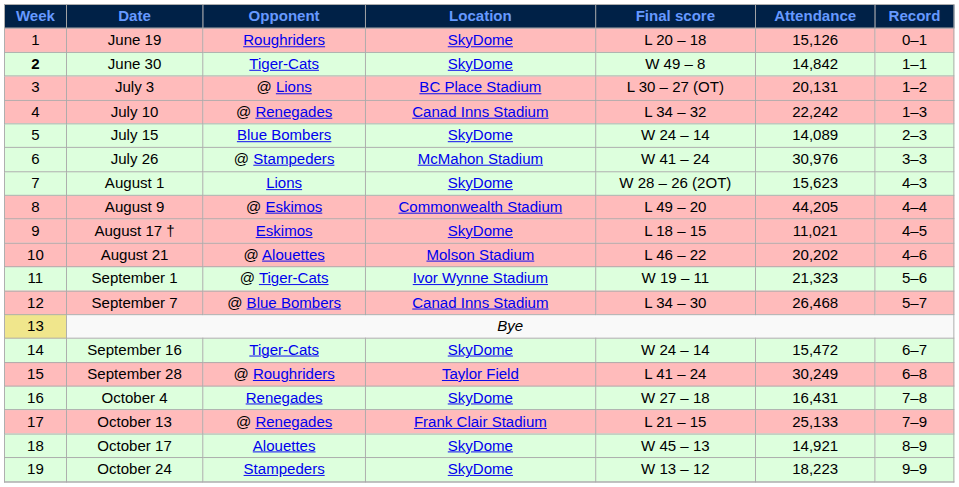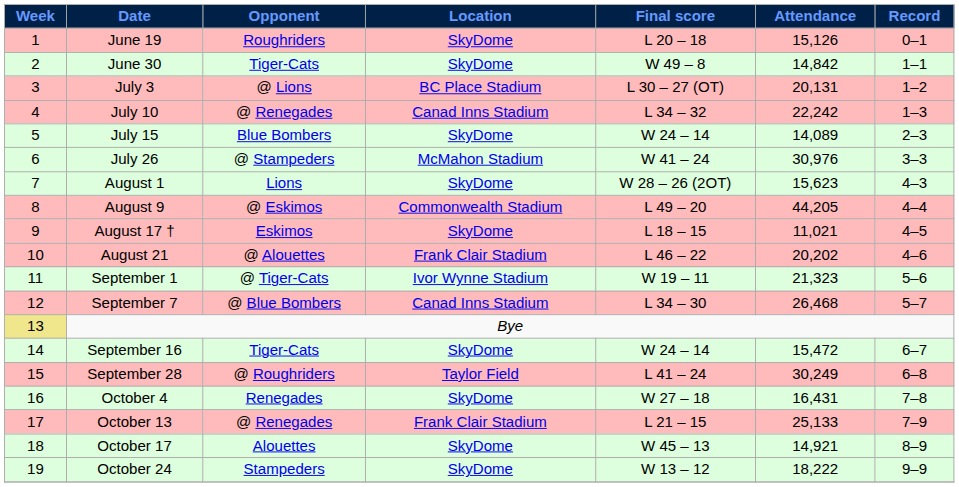(35, 64) bold -> (35, 64) normal
(480, 254) Molson Stadium -> (480, 254) Frank Clair Stadium
(815, 469) 18,223 -> (815, 469) 18,222
